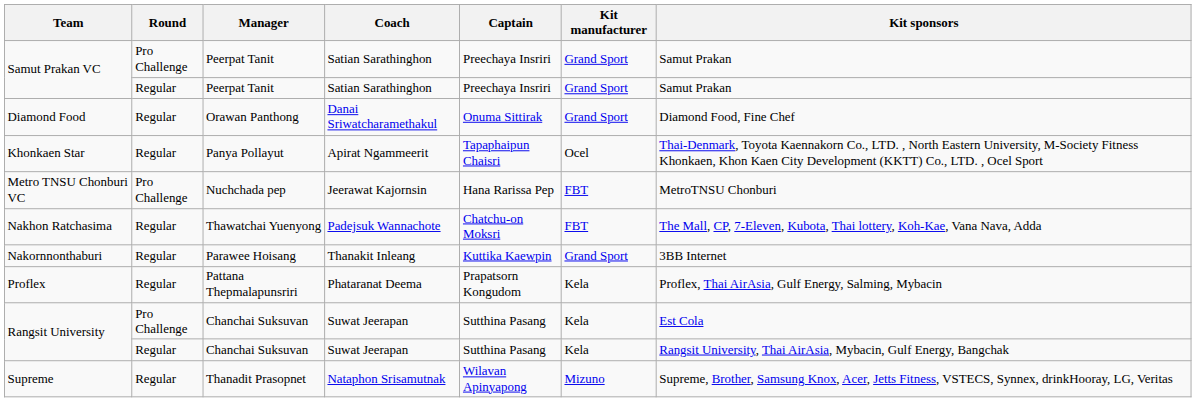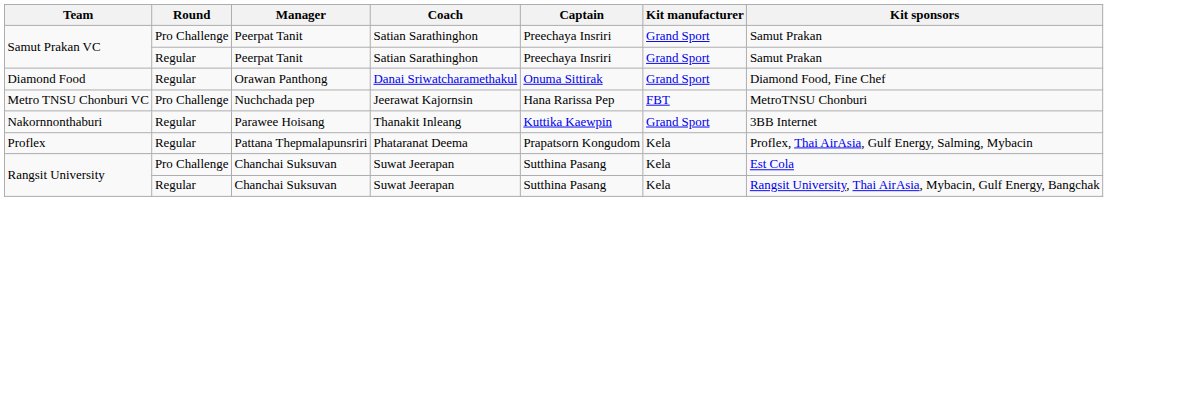- row: (46, 153)
- row: (60, 226)
- row: (30, 378)
